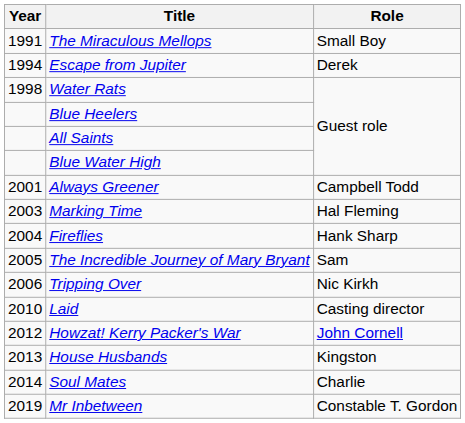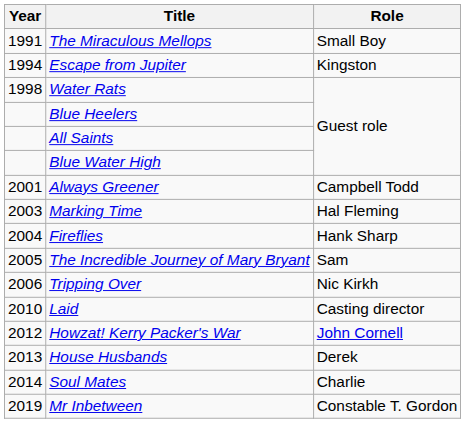(337, 65) Derek -> (347, 65) Kingston
(347, 357) Kingston -> (337, 357) Derek
